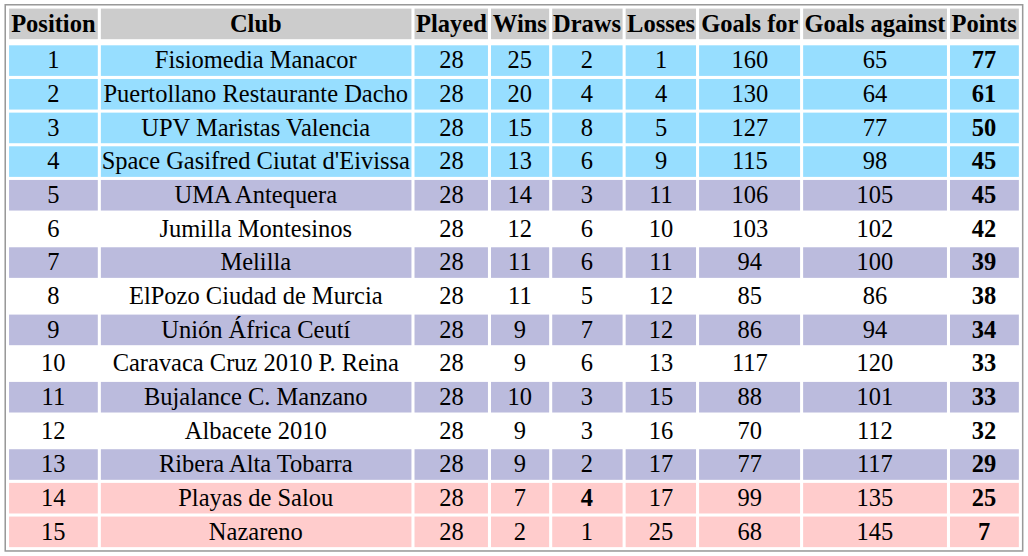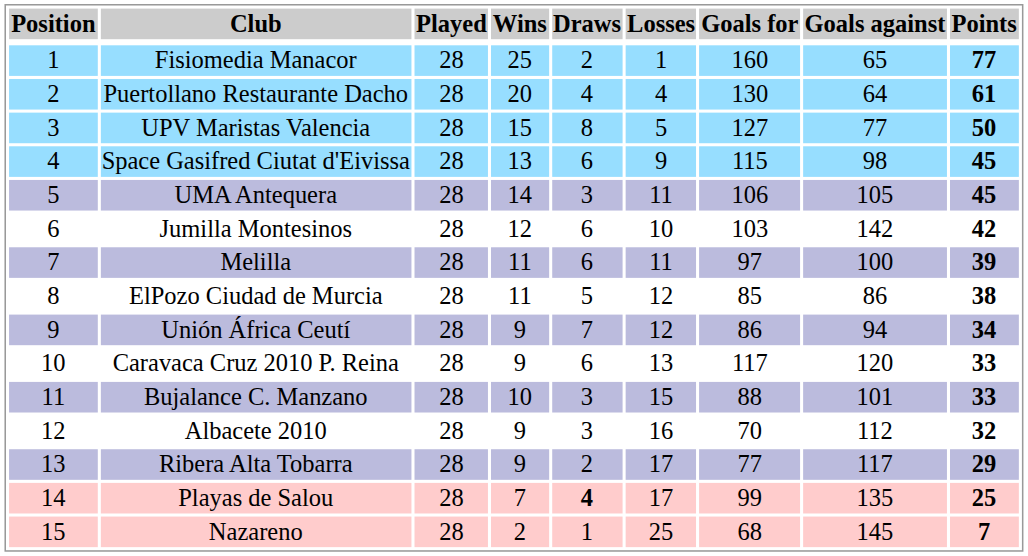(875, 228) 102 -> (875, 228) 142
(750, 262) 94 -> (750, 262) 97
